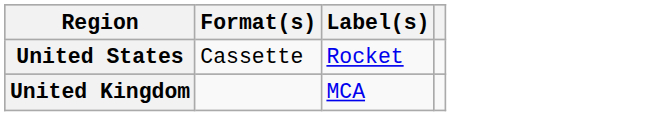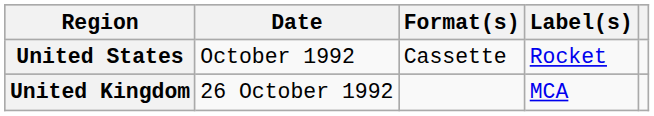+ column: (297, 22)
